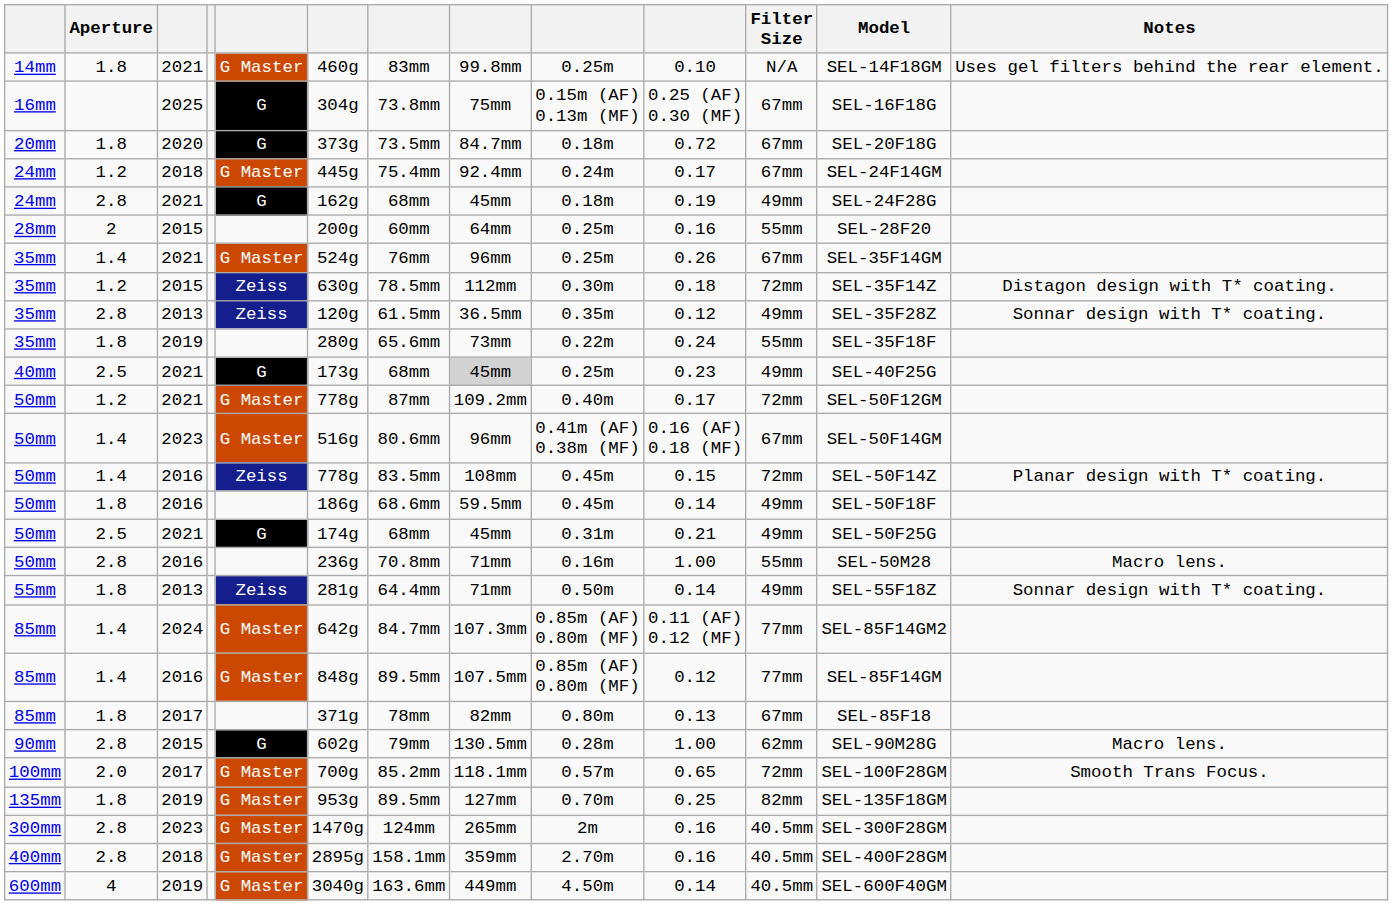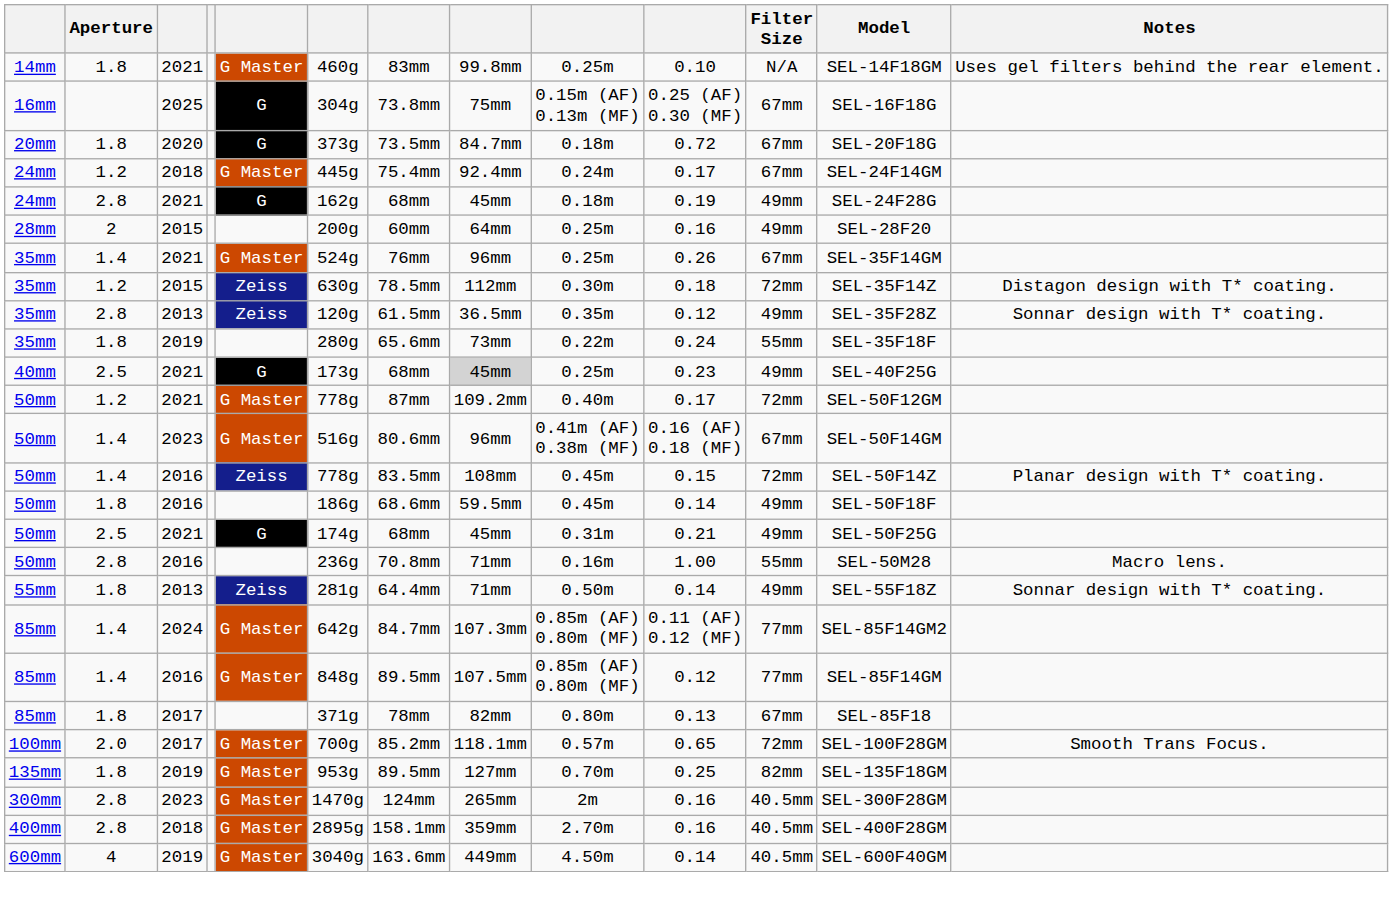(782, 229) 55mm -> (782, 229) 49mm
- row: (35, 744)
